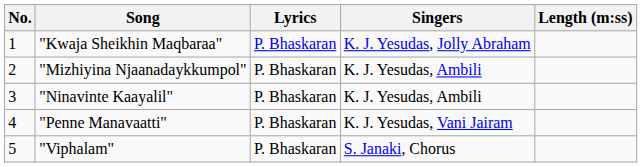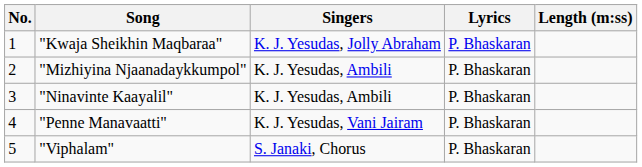columns swapped: (437, 17) <-> (295, 17)
